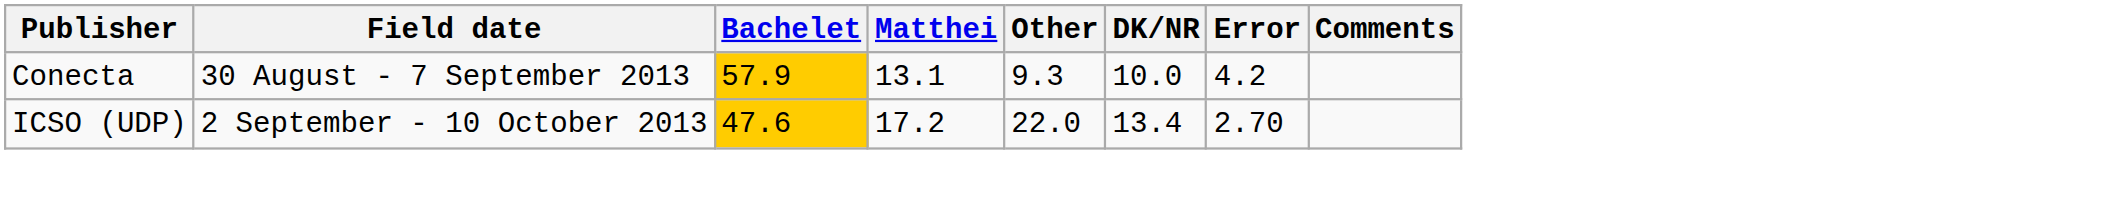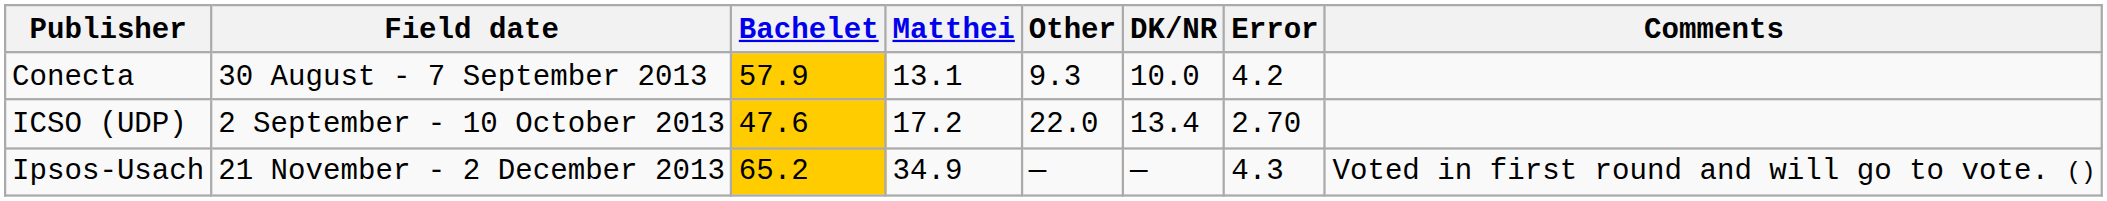+ row: (108, 171)
